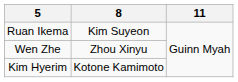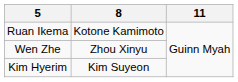(119, 31) Kim Suyeon -> (119, 31) Kotone Kamimoto
(119, 67) Kotone Kamimoto -> (119, 67) Kim Suyeon
